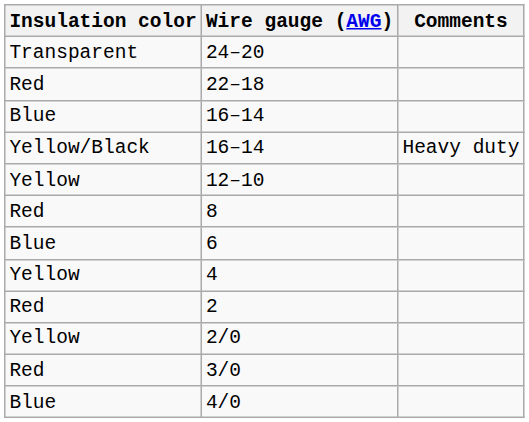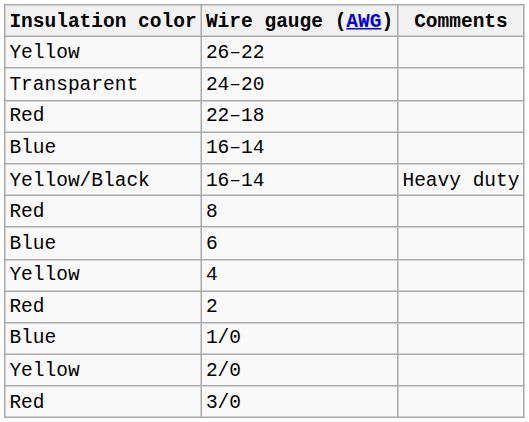+ row: (44, 52)
- row: (44, 180)
+ row: (33, 338)
- row: (33, 402)
